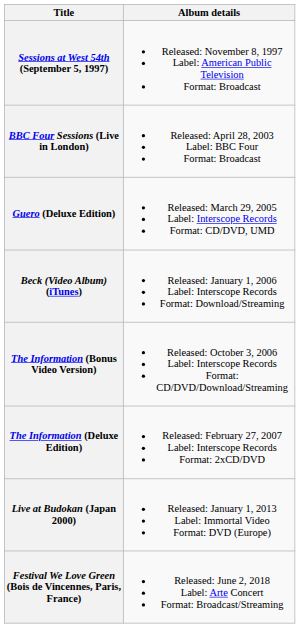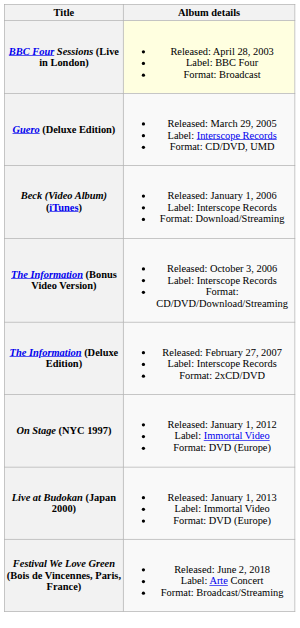- row: (64, 63)
(209, 147) no background -> (209, 63) lightyellow background
+ row: (64, 430)
